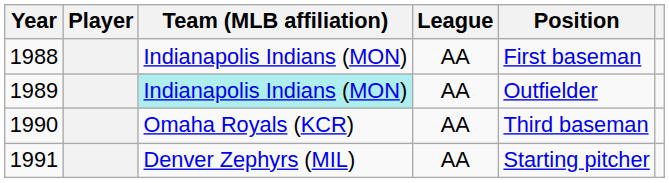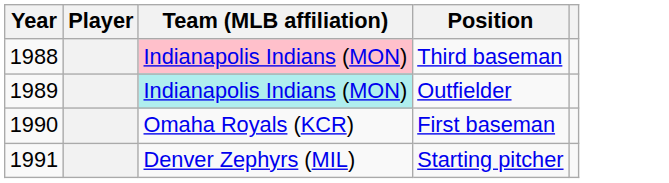- column: (455, 21)
(275, 56) no background -> (275, 56) pink background
(572, 56) First baseman -> (490, 56) Third baseman
(576, 125) Third baseman -> (486, 125) First baseman
